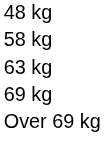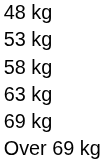+ row: (28, 40)
